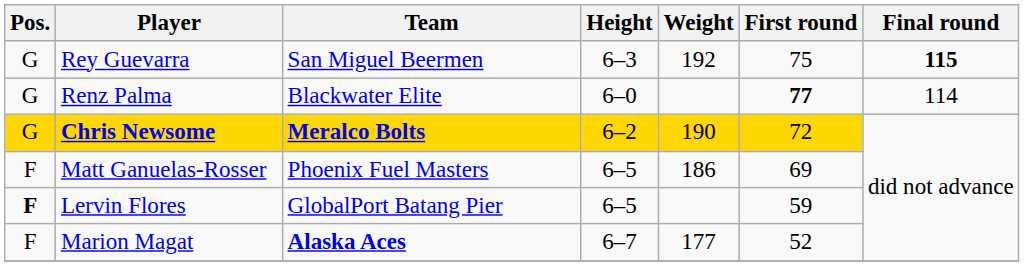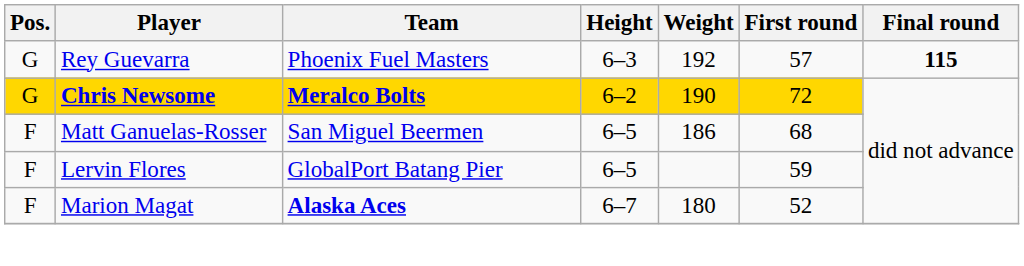(385, 59) San Miguel Beermen -> (388, 59) Phoenix Fuel Masters
(801, 59) 75 -> (801, 59) 57
- row: (116, 95)
(388, 168) Phoenix Fuel Masters -> (385, 132) San Miguel Beermen
(801, 168) 69 -> (801, 132) 68
(30, 205) bold -> (30, 168) normal
(699, 242) 177 -> (699, 205) 180
